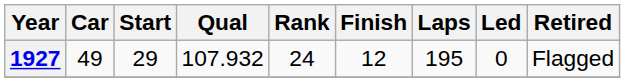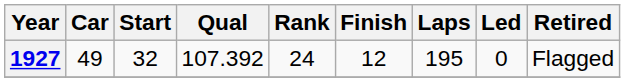(145, 58) 29 -> (145, 58) 32
(223, 58) 107.932 -> (223, 58) 107.392
